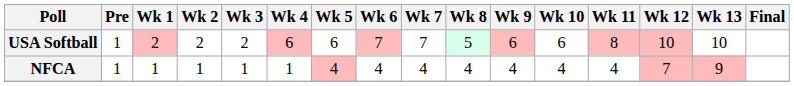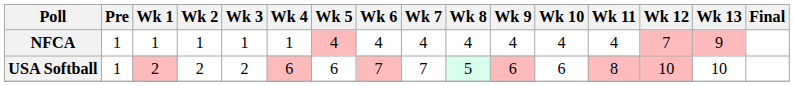rows swapped: (53, 68) <-> (53, 42)
